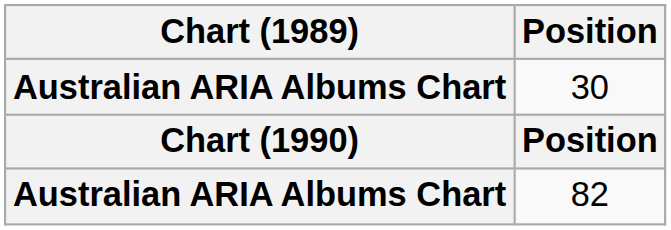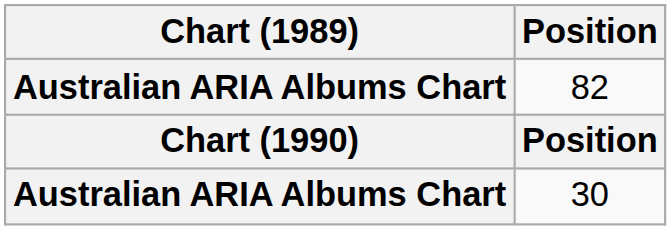rows swapped: (590, 86) <-> (590, 195)
